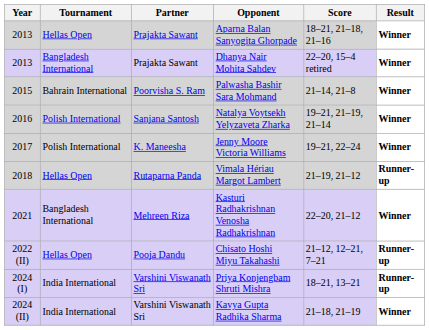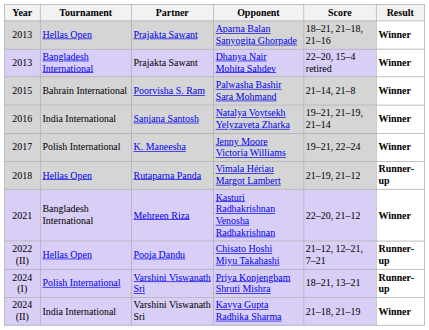(82, 119) Polish International -> (79, 119) India International
(79, 283) India International -> (82, 283) Polish International
